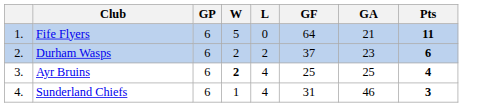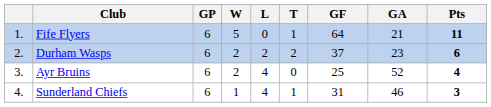+ column: (294, 14)
(236, 72) bold -> (236, 72) normal
(369, 72) 25 -> (397, 72) 52
